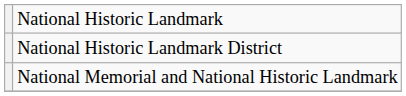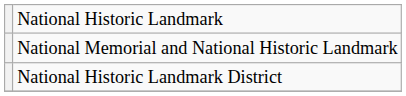rows swapped: (150, 47) <-> (207, 76)
